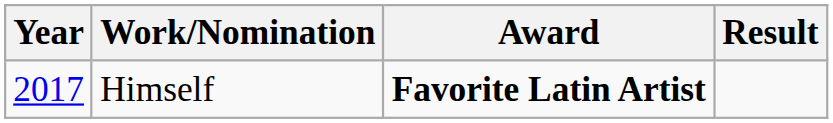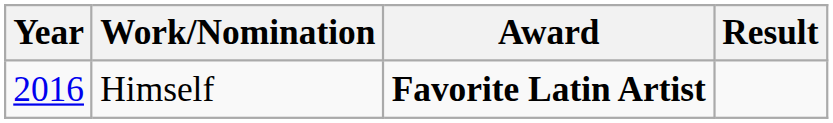(49, 88) 2017 -> (49, 88) 2016
